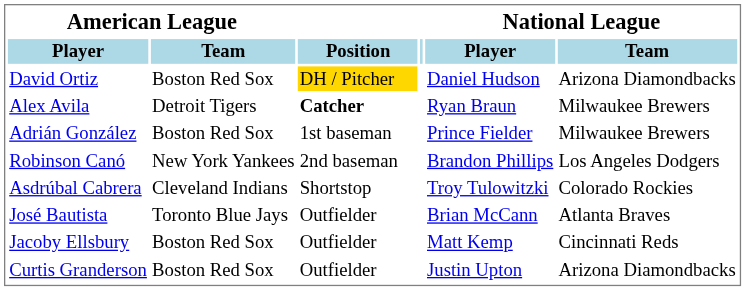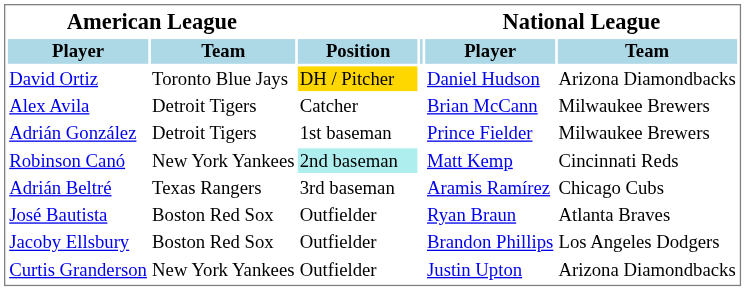(213, 78) Boston Red Sox -> (220, 78) Toronto Blue Jays
(332, 105) bold -> (329, 105) normal
(472, 105) Ryan Braun -> (482, 105) Brian McCann
(213, 133) Boston Red Sox -> (204, 133) Detroit Tigers
(358, 160) no background -> (358, 160) paleturquoise background
(490, 160) Brandon Phillips -> (470, 160) Matt Kemp
(639, 160) Los Angeles Dodgers -> (619, 160) Cincinnati Reds
+ row: (60, 187)
- row: (75, 187)
(220, 215) Toronto Blue Jays -> (213, 215) Boston Red Sox
(482, 215) Brian McCann -> (472, 215) Ryan Braun
(470, 242) Matt Kemp -> (490, 242) Brandon Phillips
(619, 242) Cincinnati Reds -> (639, 242) Los Angeles Dodgers
(213, 269) Boston Red Sox -> (223, 269) New York Yankees
